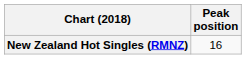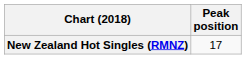(216, 44) 16 -> (216, 44) 17
